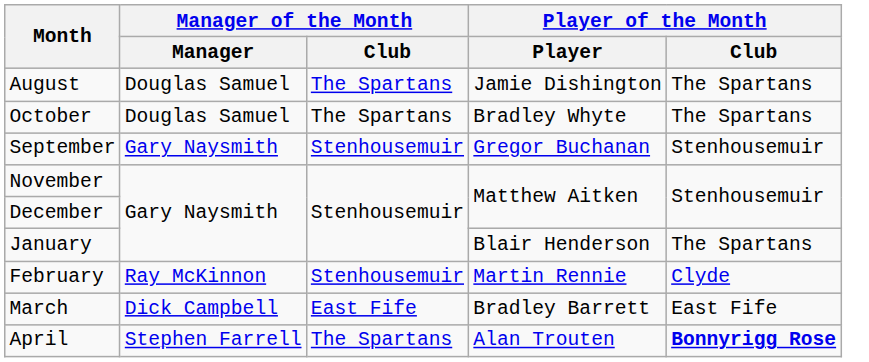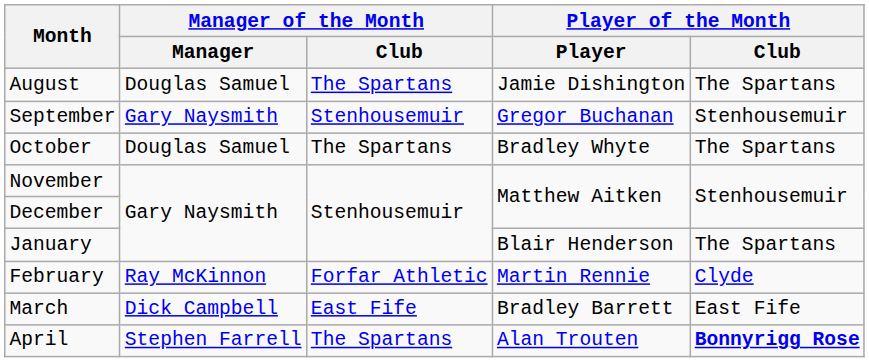rows swapped: (62, 149) <-> (51, 117)
(387, 277) Stenhousemuir -> (399, 277) Forfar Athletic
